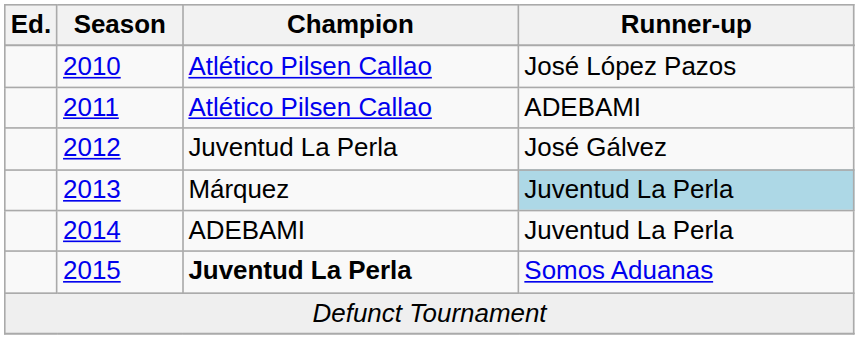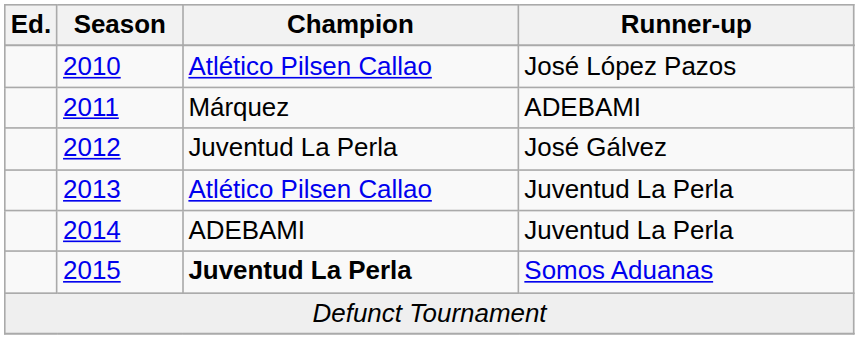(310, 107) Atlético Pilsen Callao -> (239, 107) Márquez
(239, 189) Márquez -> (310, 189) Atlético Pilsen Callao
(629, 189) lightblue background -> (629, 189) no background
